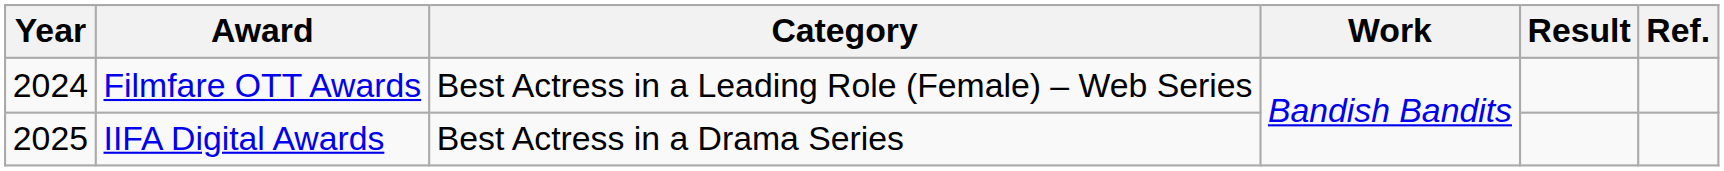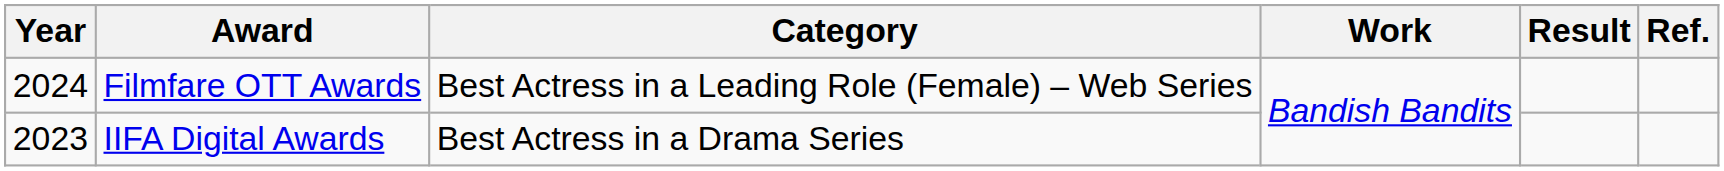(50, 138) 2025 -> (50, 138) 2023
